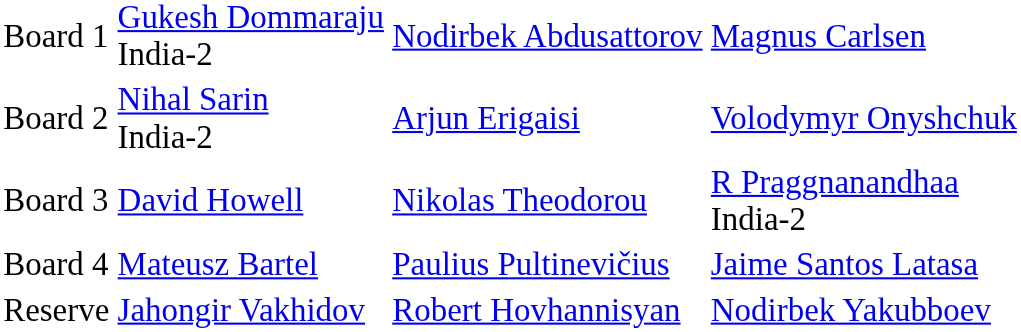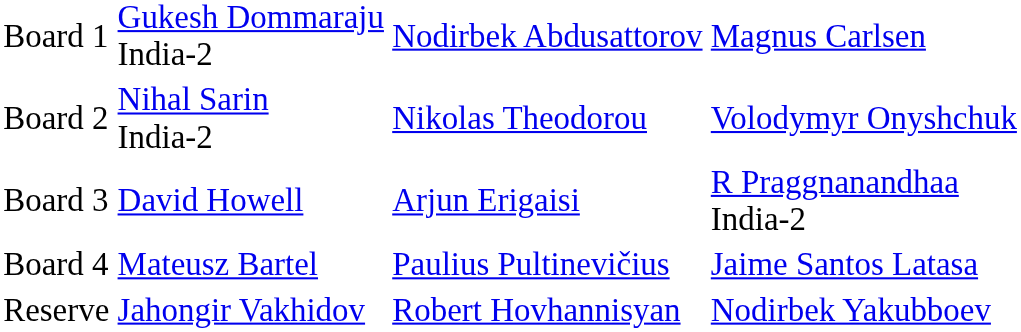(486, 118) Arjun Erigaisi -> (520, 118) Nikolas Theodorou
(520, 200) Nikolas Theodorou -> (486, 200) Arjun Erigaisi
